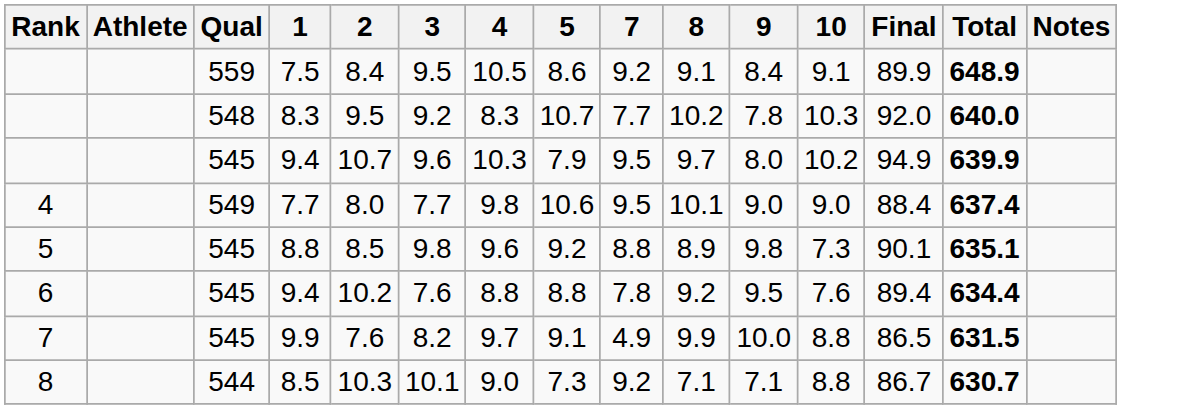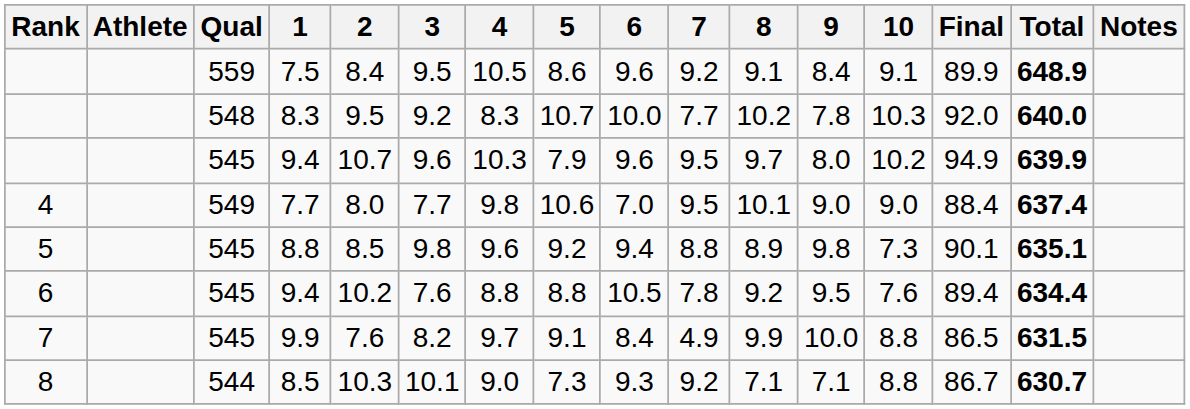+ column: (634, 26)
